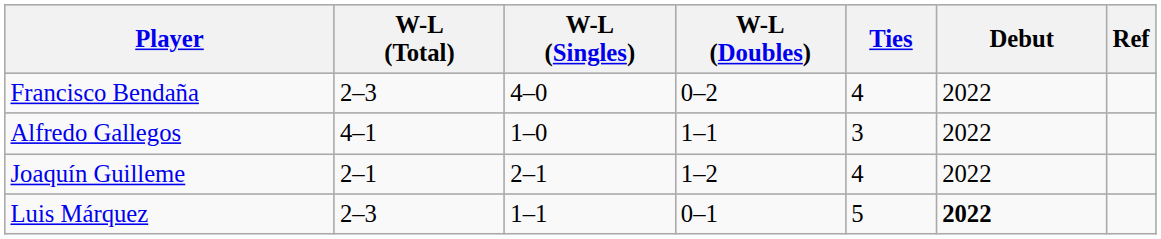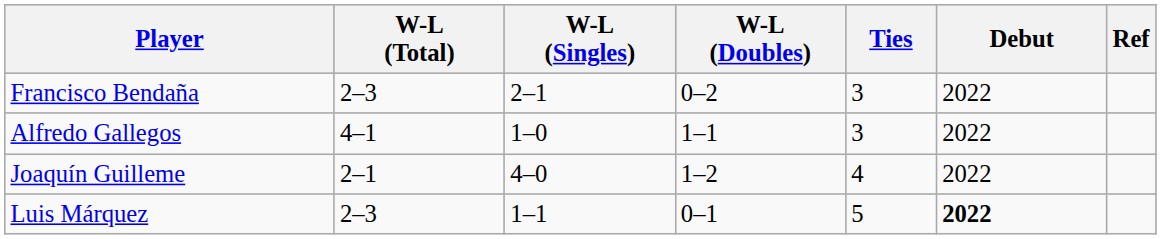(529, 92) 4–0 -> (529, 92) 2–1
(857, 92) 4 -> (857, 92) 3
(529, 172) 2–1 -> (529, 172) 4–0
